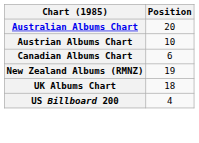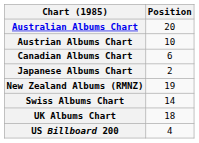+ row: (75, 71)
+ row: (75, 101)
